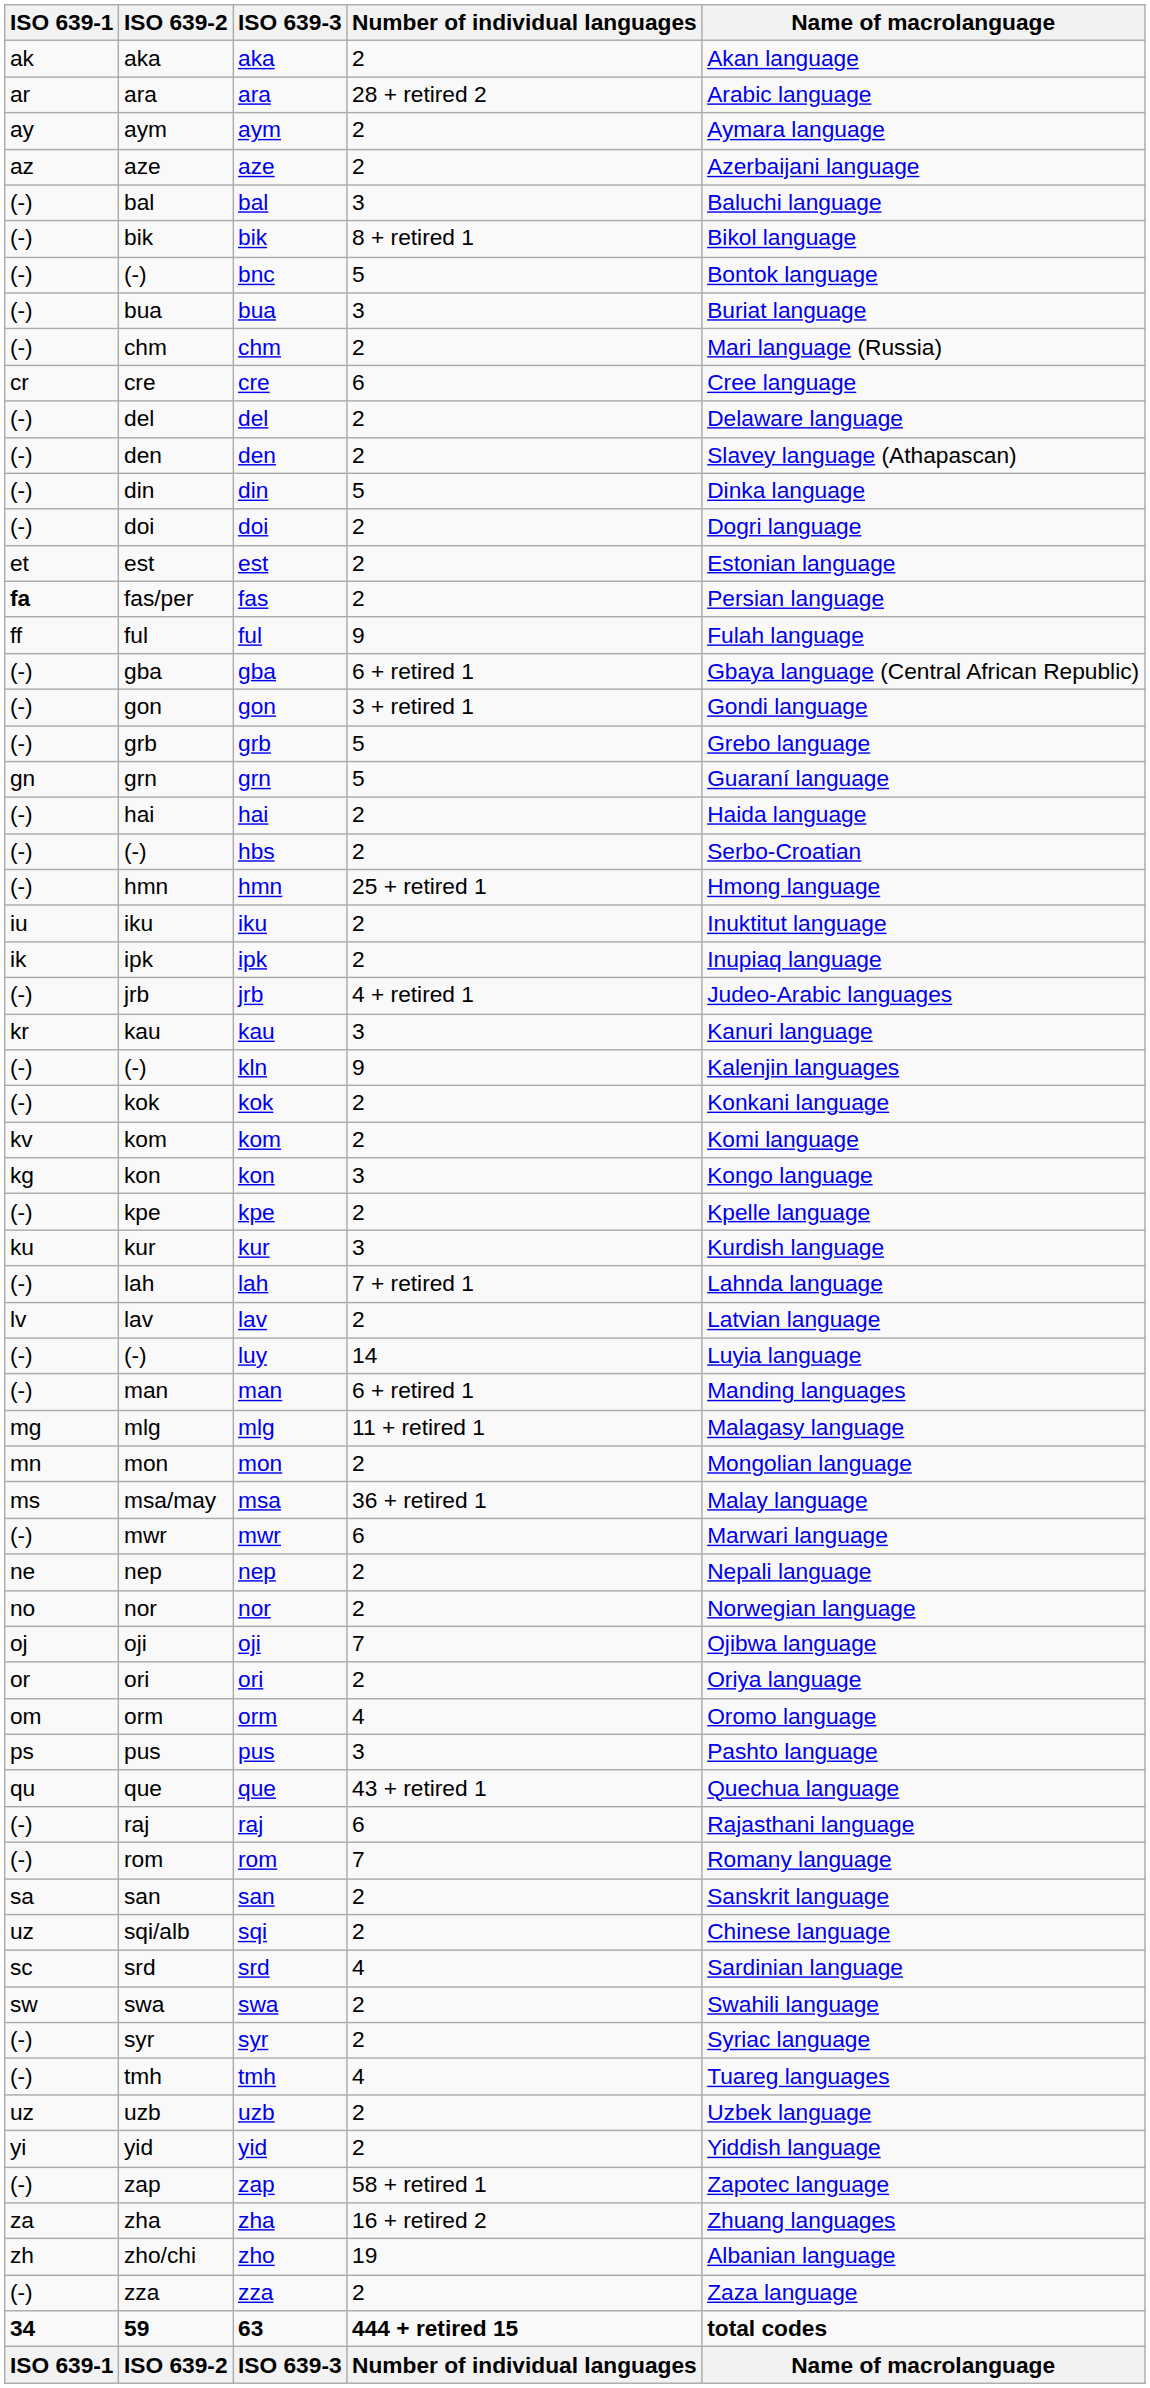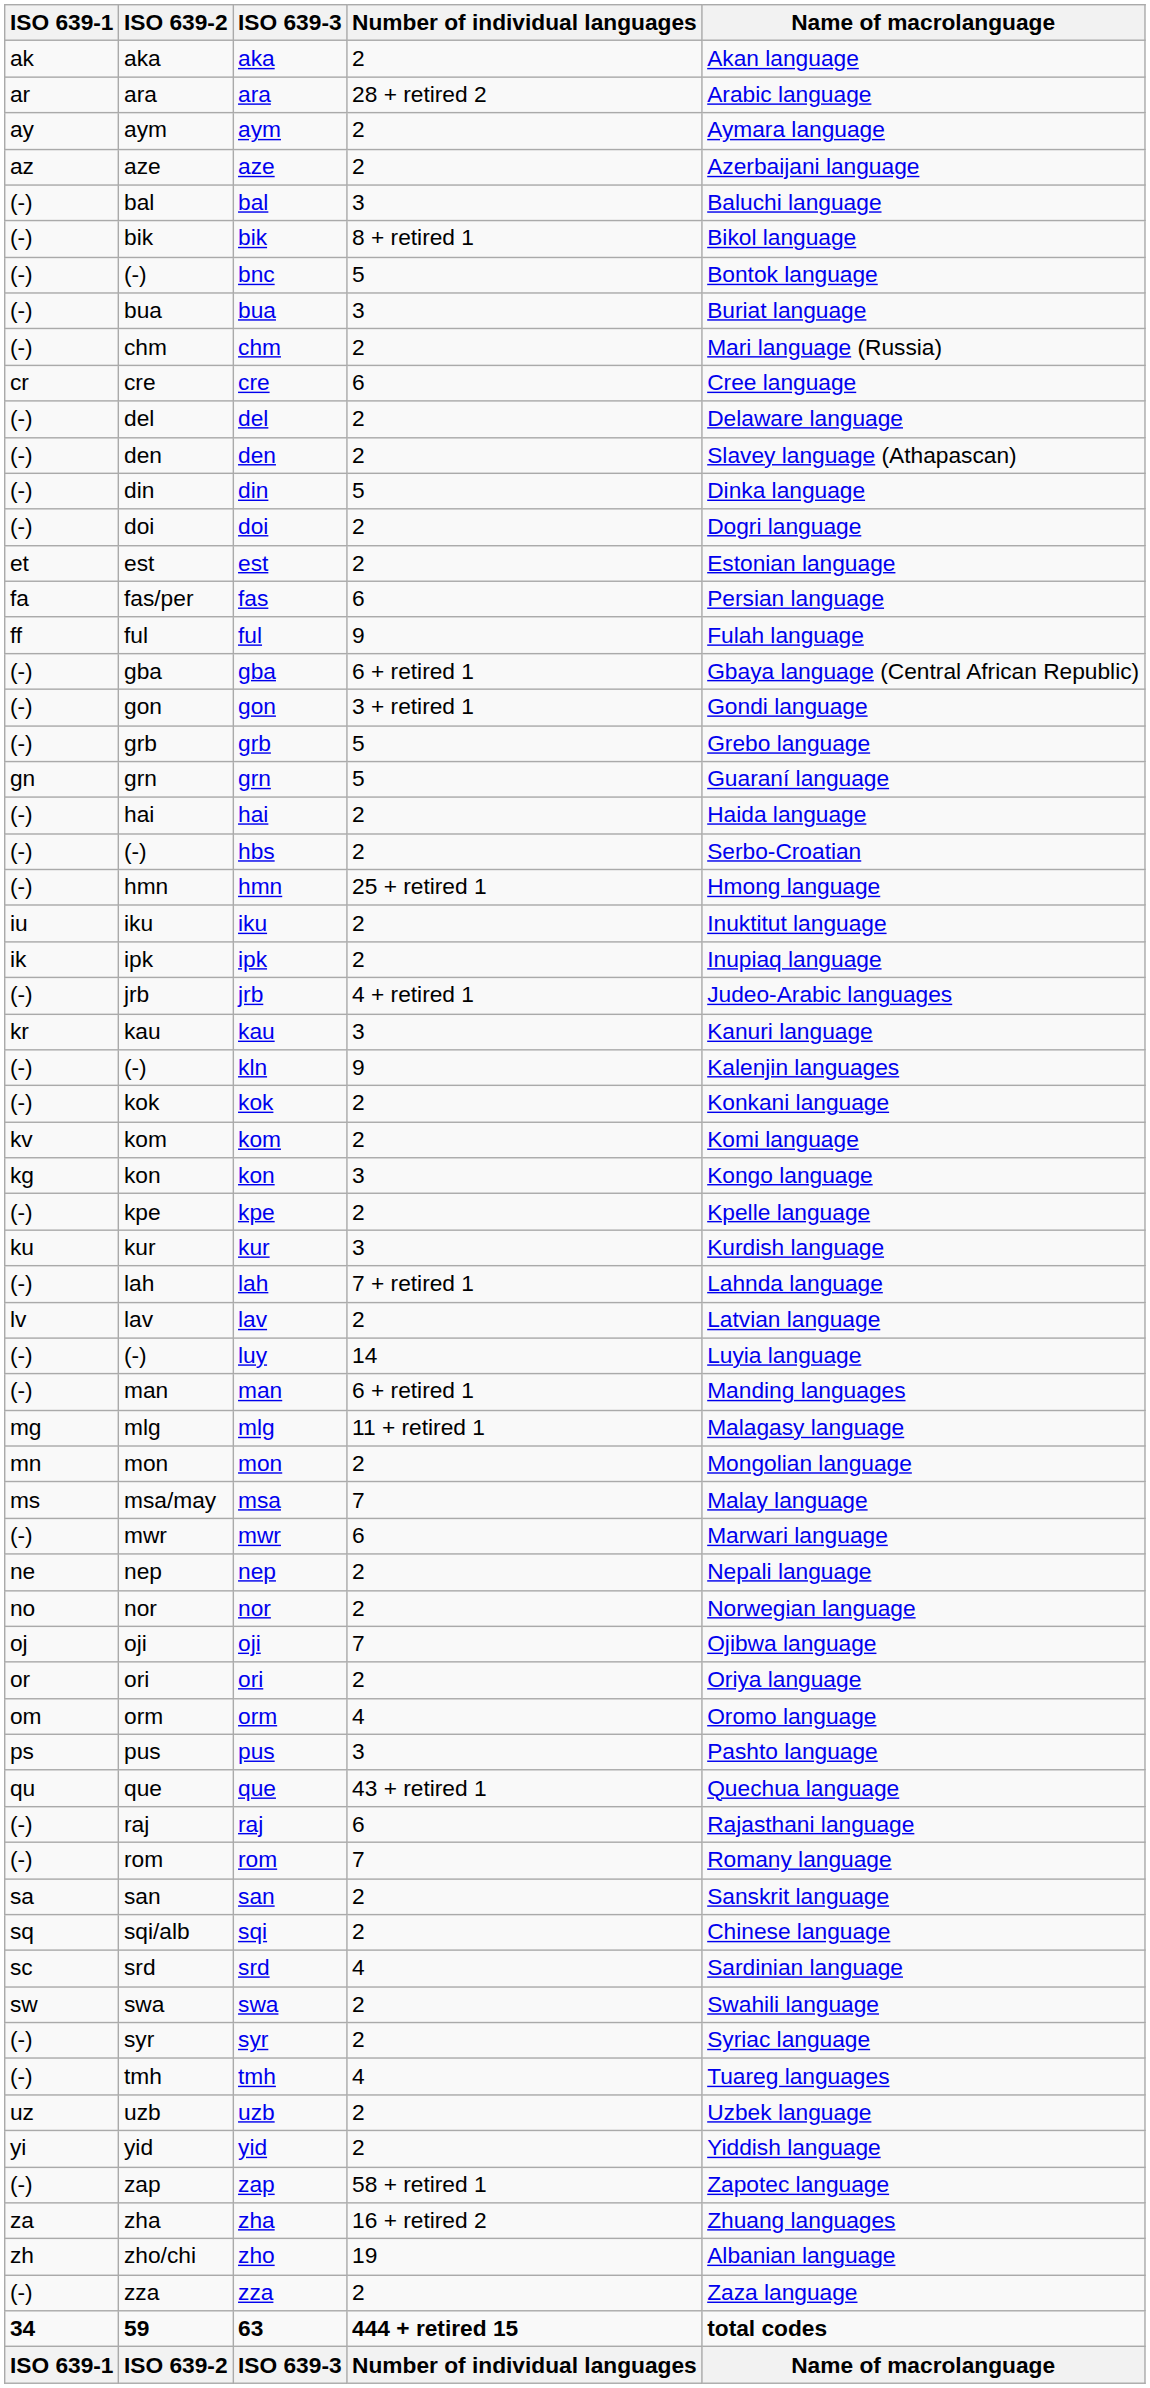(20, 599) bold -> (19, 599) normal
(358, 599) 2 -> (358, 599) 6
(419, 1499) 36 + retired 1 -> (358, 1499) 7
(22, 1932) uz -> (22, 1932) sq
